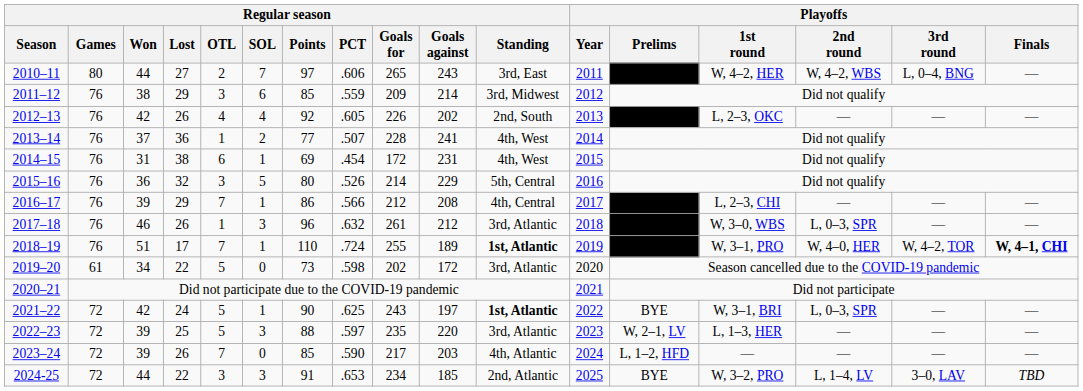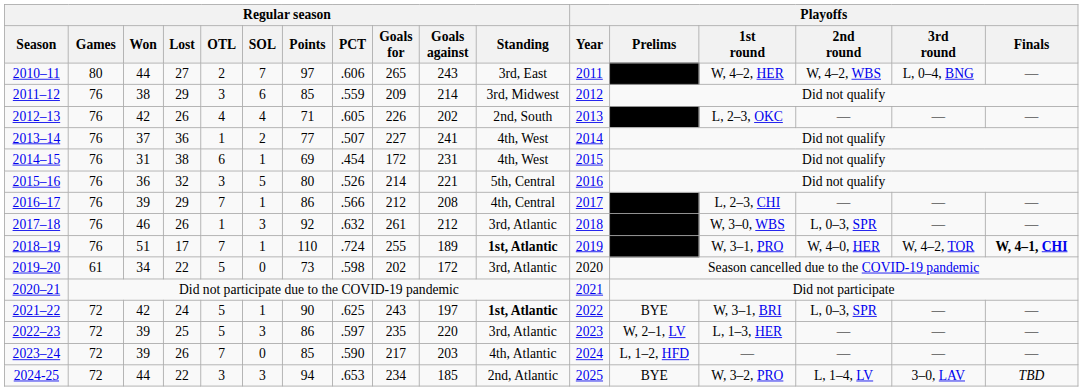(307, 116) 92 -> (307, 116) 71
(396, 138) 228 -> (396, 138) 227
(448, 181) 229 -> (448, 181) 221
(307, 224) 96 -> (307, 224) 92
(307, 332) 88 -> (307, 332) 86
(307, 375) 91 -> (307, 375) 94
